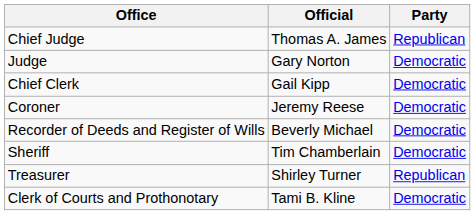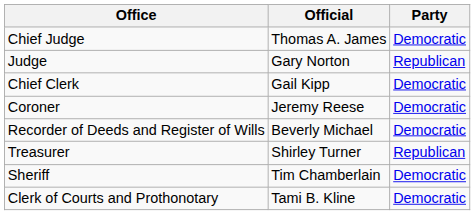(429, 38) Republican -> (430, 38) Democratic
(430, 61) Democratic -> (429, 61) Republican
rows swapped: (28, 152) <-> (39, 175)
